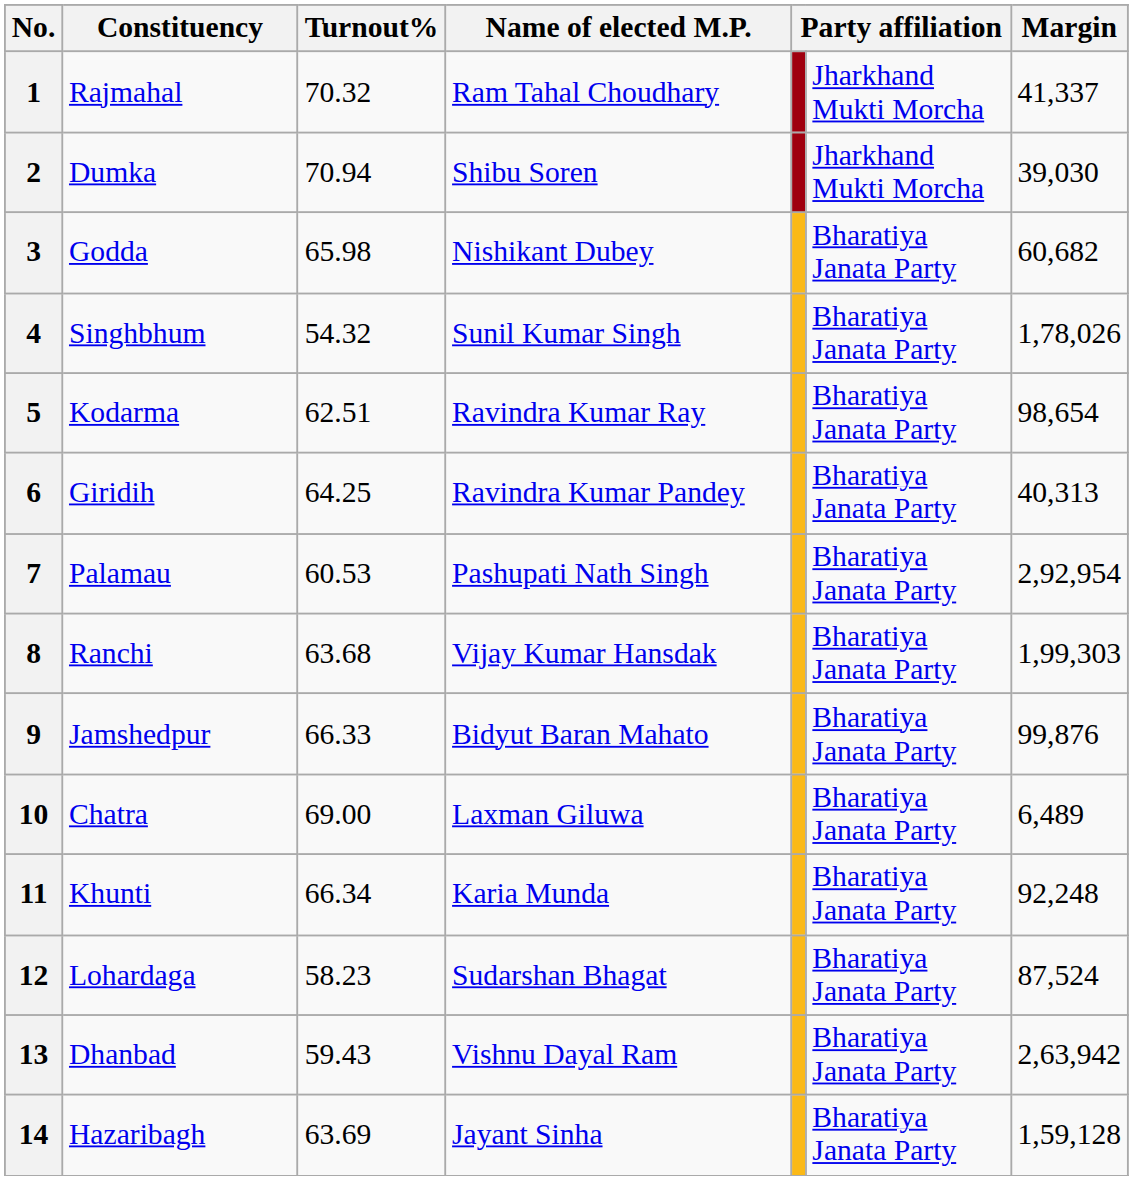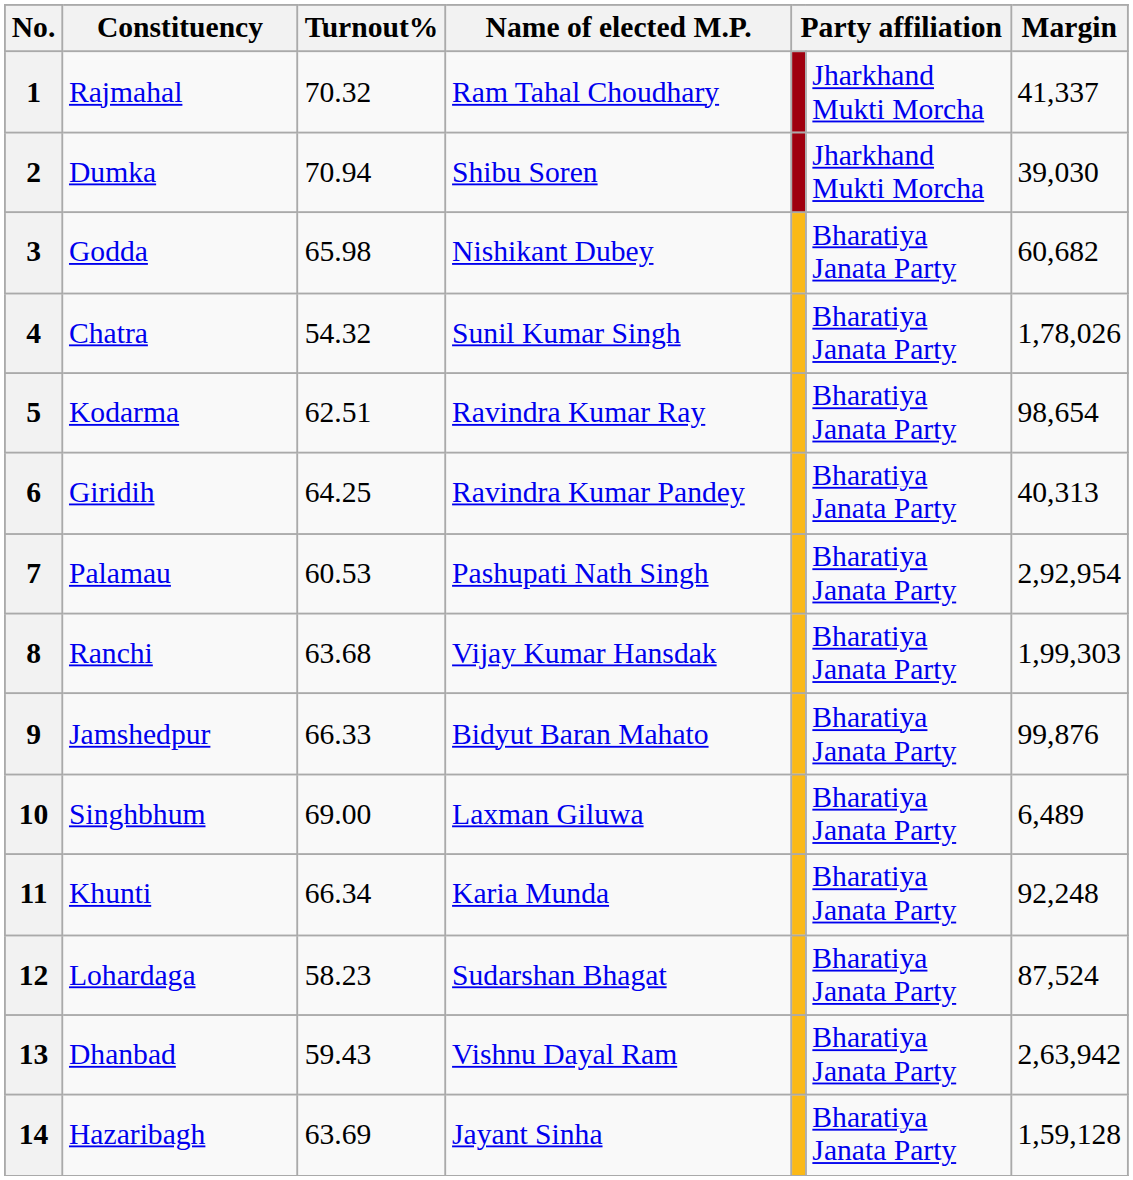(137, 332) Singhbhum -> (108, 332) Chatra
(108, 813) Chatra -> (137, 813) Singhbhum
